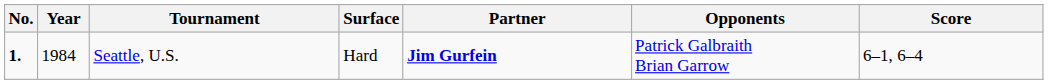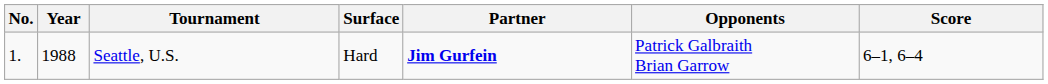(15, 55) bold -> (15, 55) normal
(59, 55) 1984 -> (59, 55) 1988
